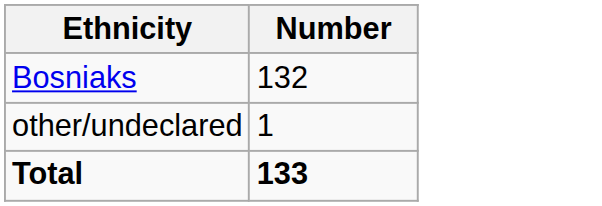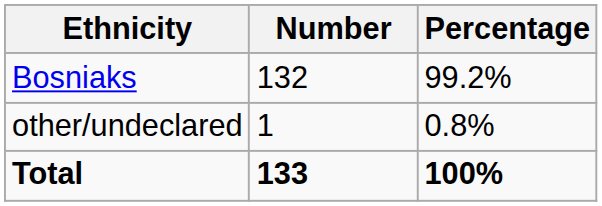+ column: (507, 28)
